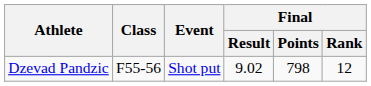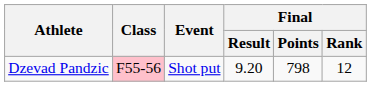(138, 69) no background -> (138, 69) pink background
(249, 69) 9.02 -> (249, 69) 9.20
